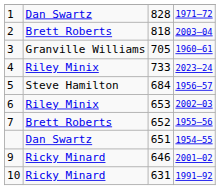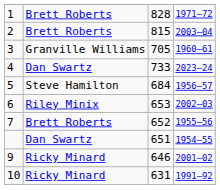(59, 13) Dan Swartz -> (69, 13) Brett Roberts
(161, 31) 818 -> (161, 31) 815
(62, 67) Riley Minix -> (59, 67) Dan Swartz
